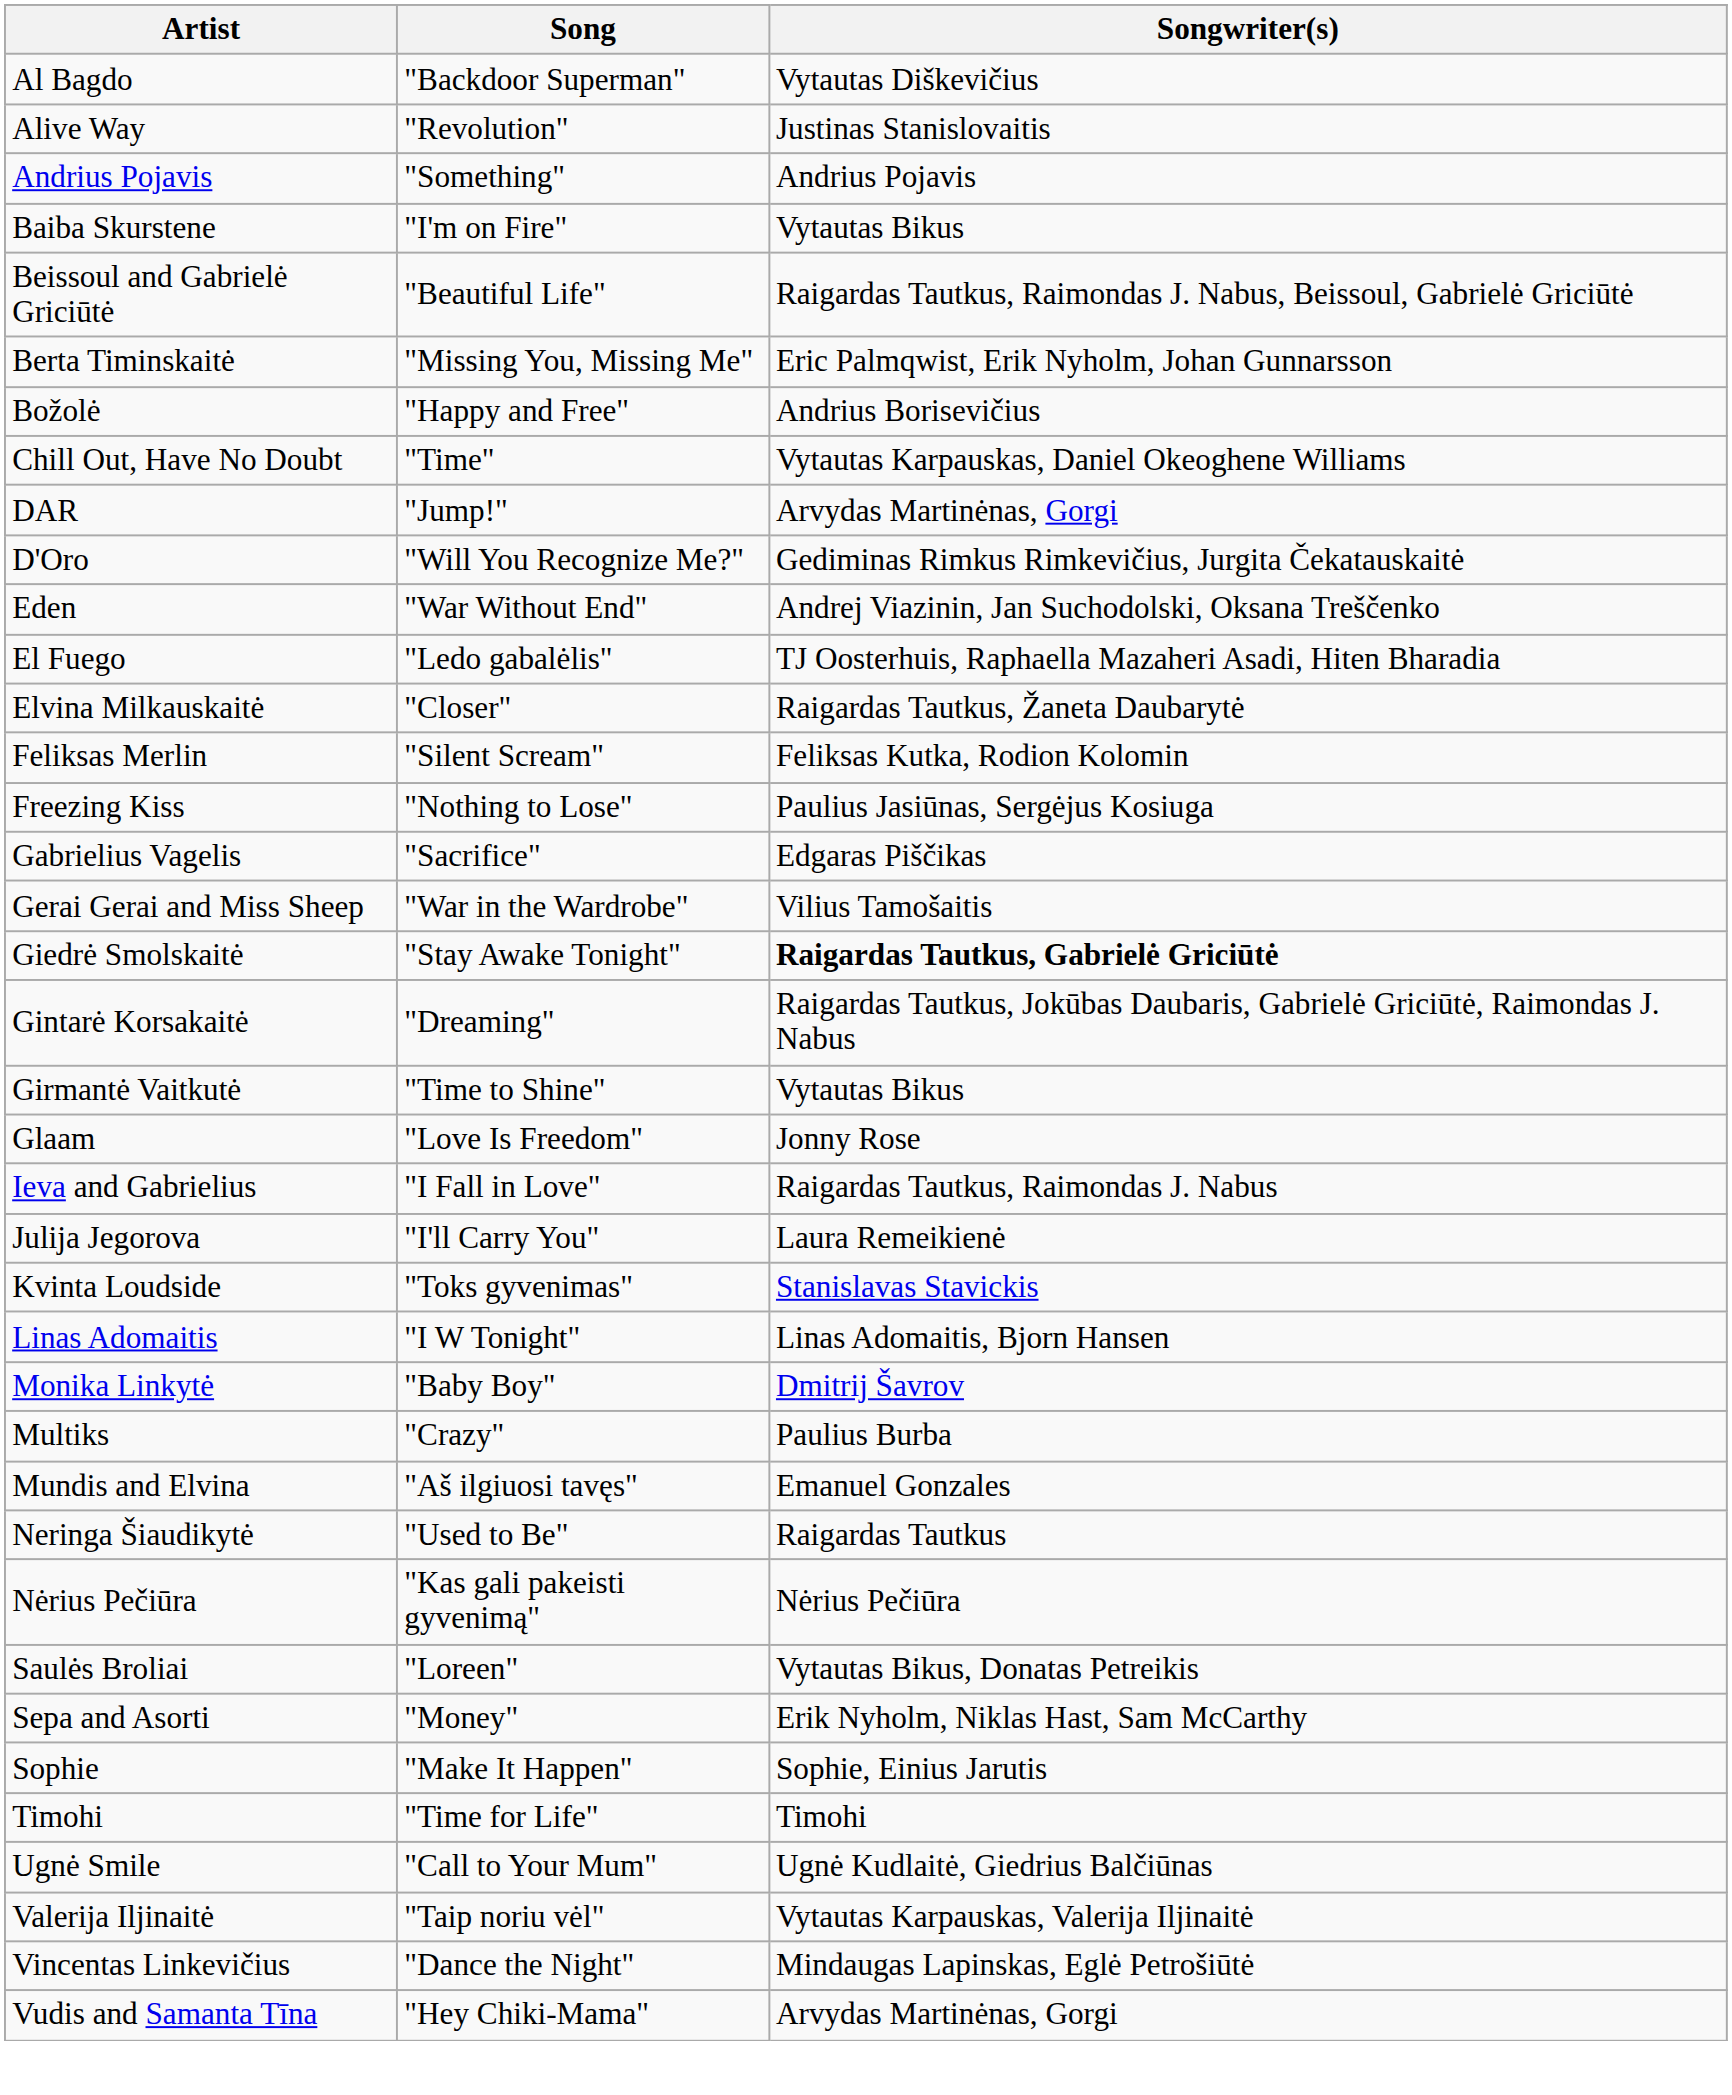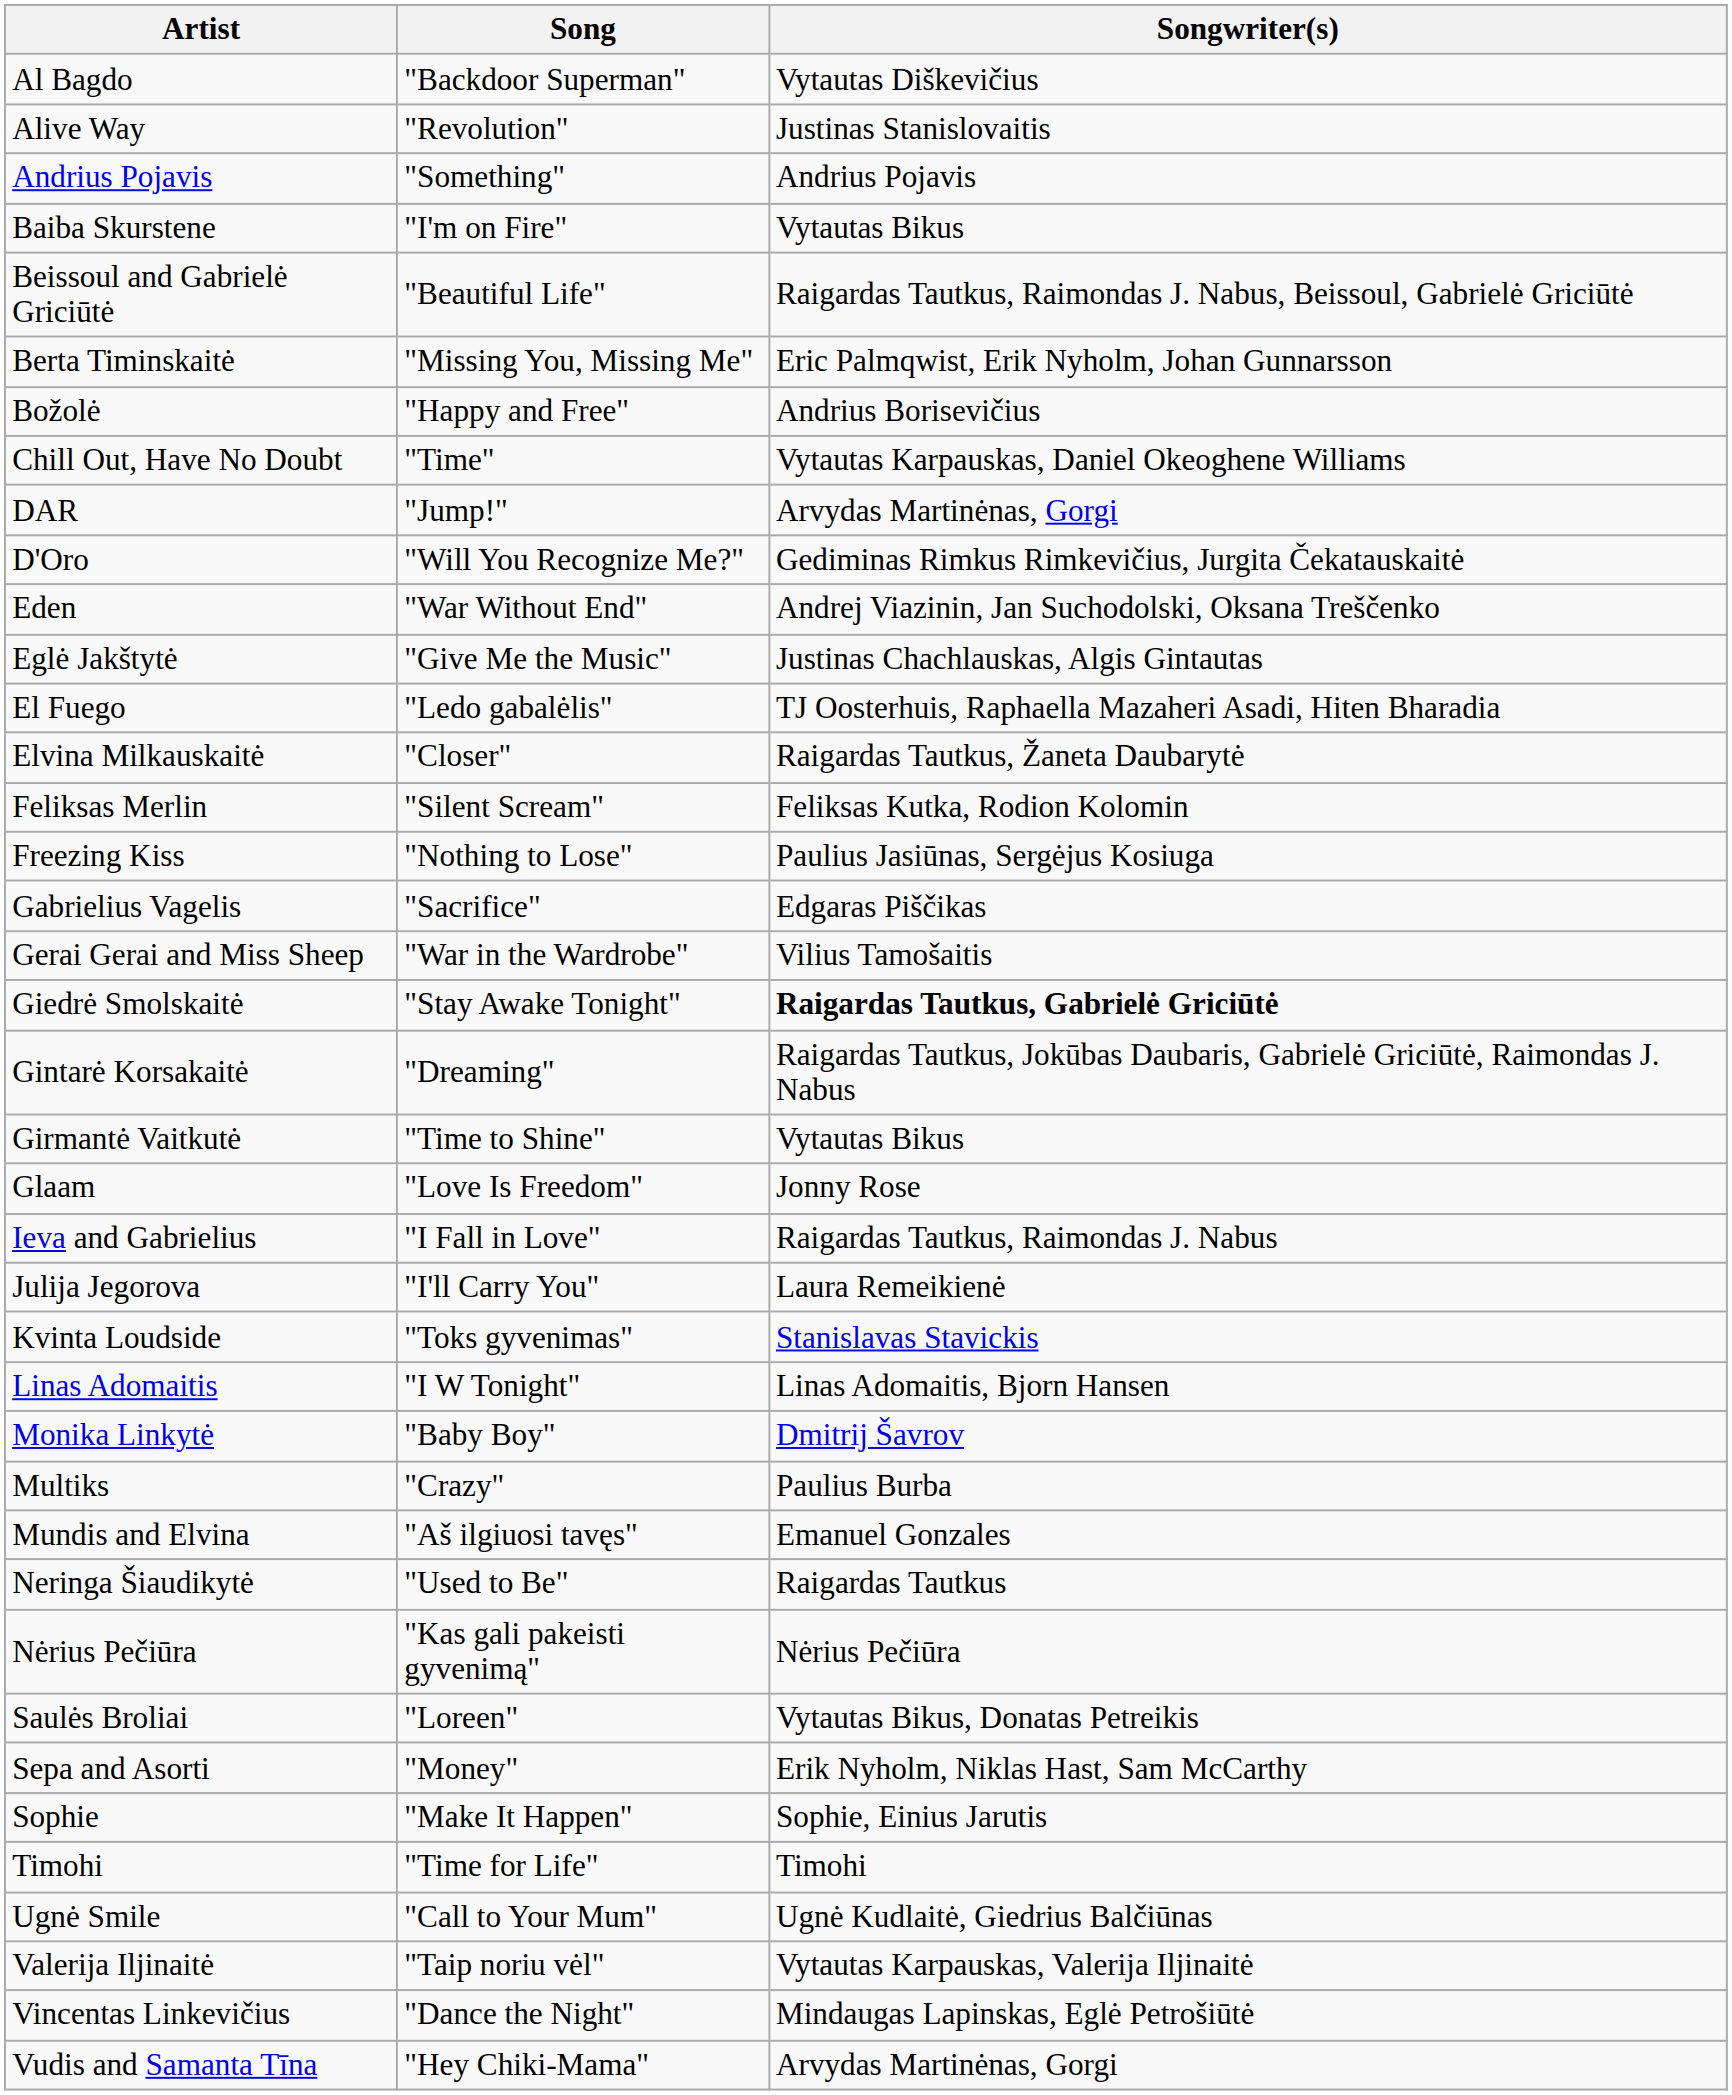+ row: (95, 658)
